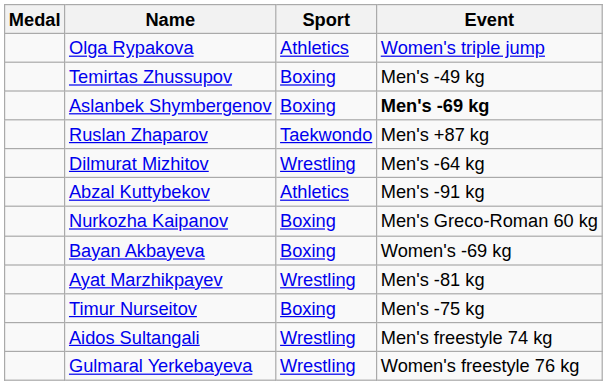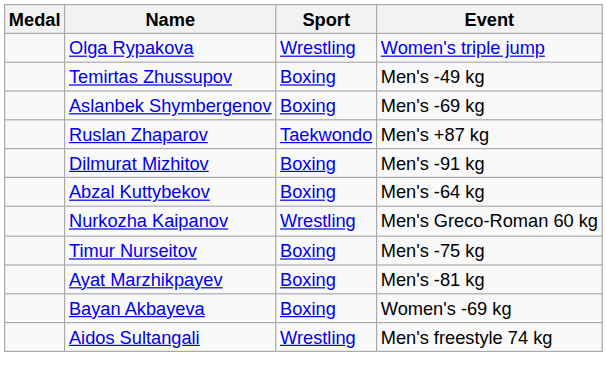(315, 48) Athletics -> (318, 48) Wrestling
(435, 106) bold -> (433, 106) normal
(318, 164) Wrestling -> (308, 164) Boxing
(433, 164) Men's -64 kg -> (433, 164) Men's -91 kg
(315, 192) Athletics -> (308, 192) Boxing
(433, 192) Men's -91 kg -> (433, 192) Men's -64 kg
(308, 221) Boxing -> (318, 221) Wrestling
rows swapped: (133, 308) <-> (137, 250)
(318, 279) Wrestling -> (308, 279) Boxing
- row: (161, 366)
